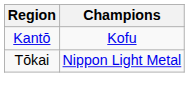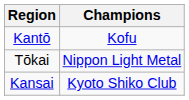+ row: (32, 83)
